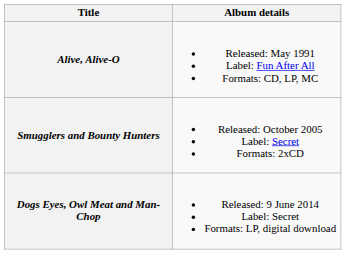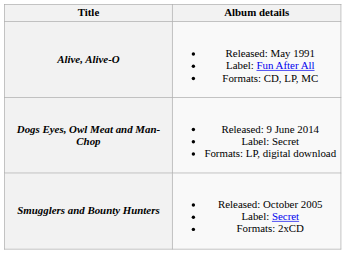rows swapped: (88, 135) <-> (88, 211)
